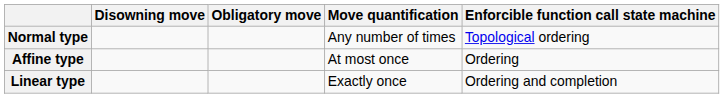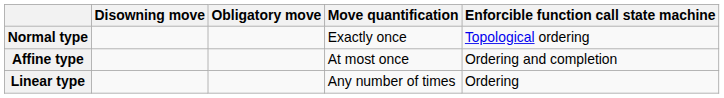(392, 37) Any number of times -> (367, 37) Exactly once
(492, 59) Ordering -> (541, 59) Ordering and completion
(367, 81) Exactly once -> (392, 81) Any number of times
(541, 81) Ordering and completion -> (492, 81) Ordering
